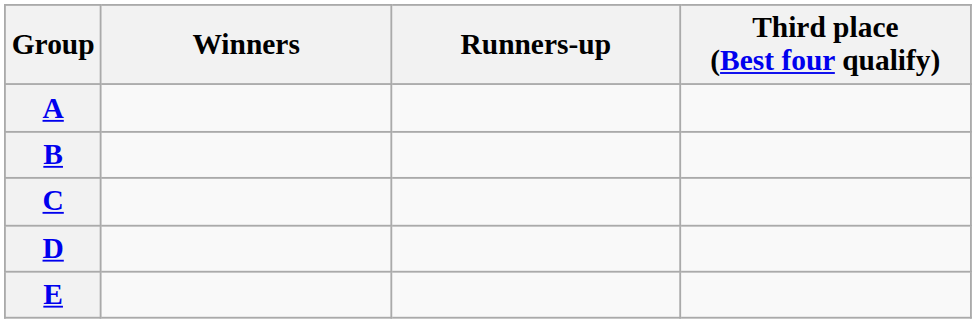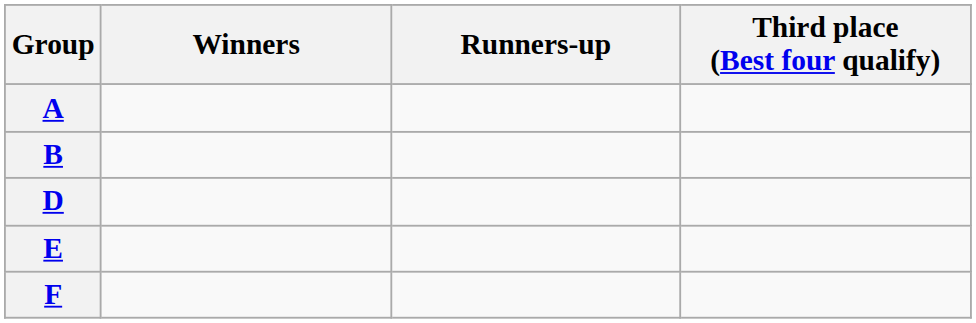- row: (53, 201)
+ row: (53, 294)
